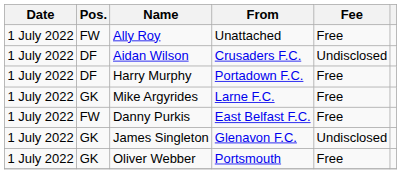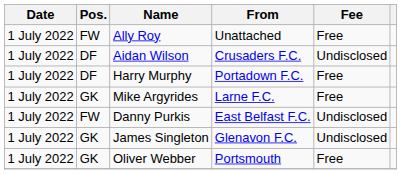(330, 117) Free -> (352, 117) Undisclosed
